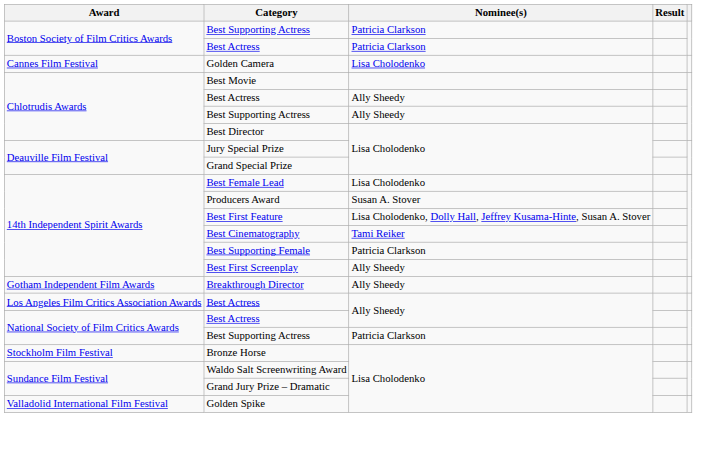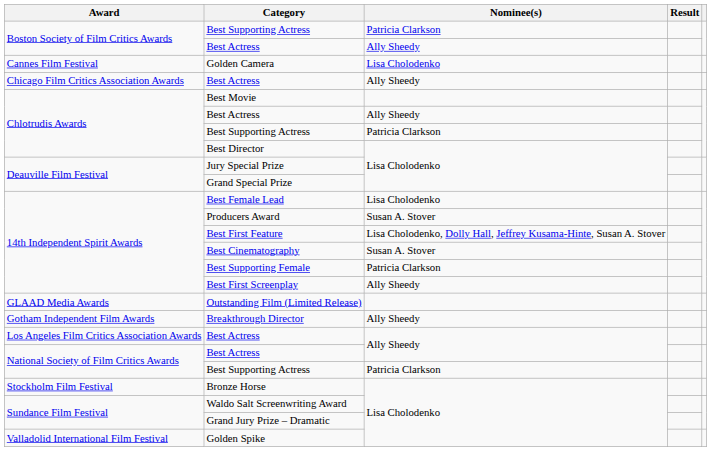(389, 47) Patricia Clarkson -> (393, 47) Ally Sheedy
+ row: (95, 81)
(378, 115) Ally Sheedy -> (404, 132) Patricia Clarkson
(378, 234) Tami Reiker -> (401, 251) Susan A. Stover
+ row: (58, 302)
